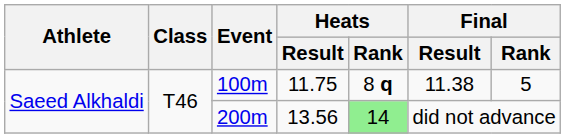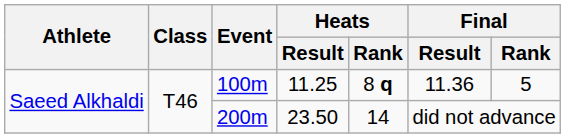(313, 85) 11.75 -> (313, 85) 11.25
(449, 85) 11.38 -> (449, 85) 11.36
(313, 117) 13.56 -> (313, 117) 23.50
(378, 117) lightgreen background -> (378, 117) no background
